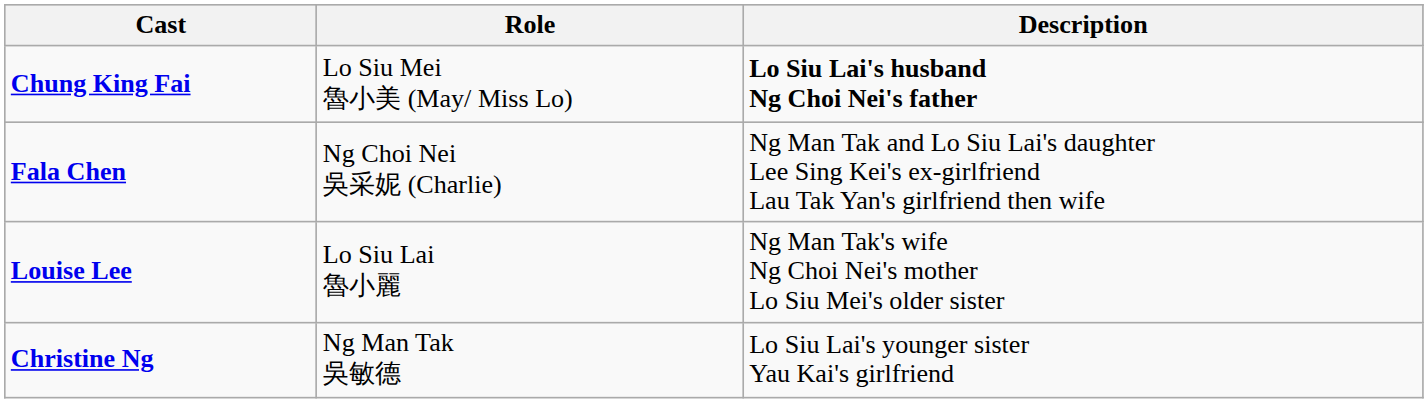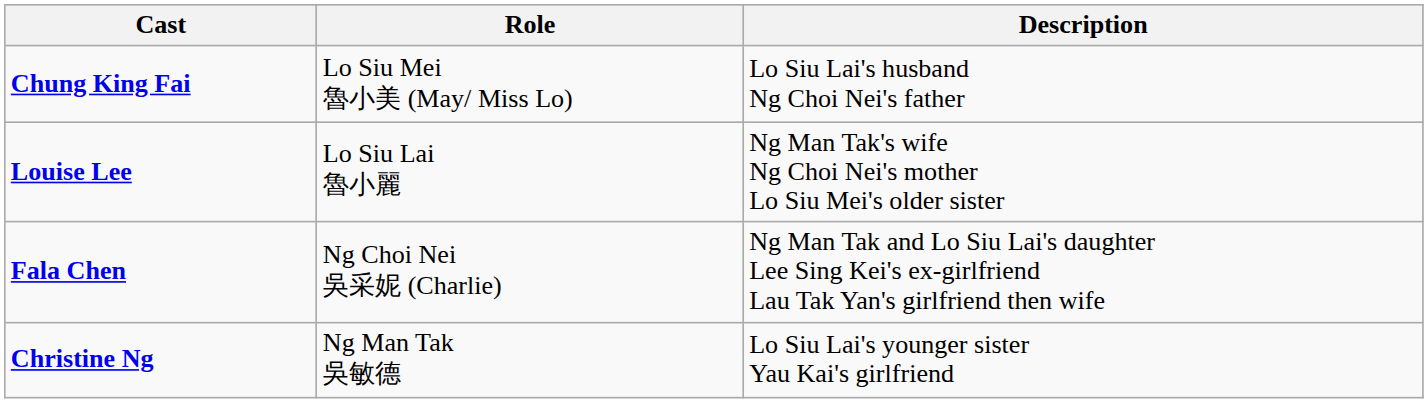(868, 83) bold -> (859, 83) normal
rows swapped: (71, 271) <-> (68, 171)
